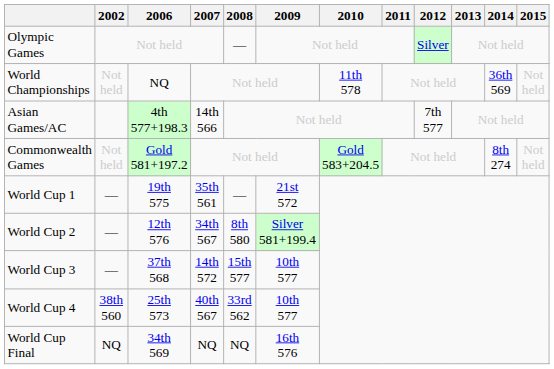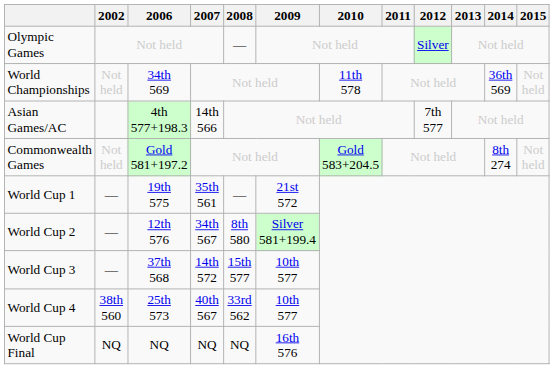(159, 82) NQ -> (159, 82) 34th 569
(159, 344) 34th 569 -> (159, 344) NQ
